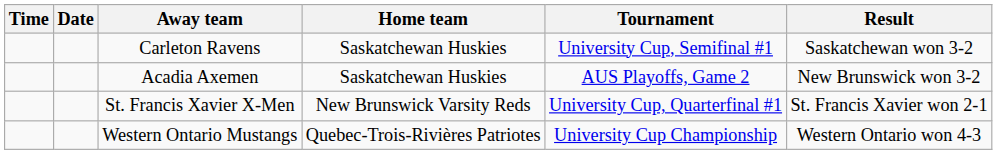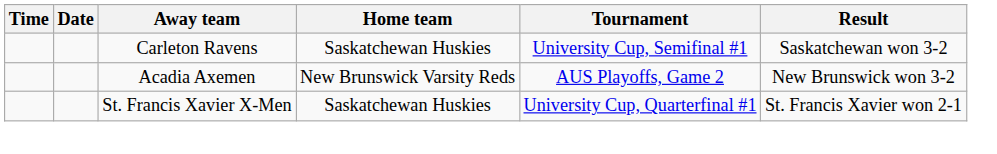(423, 76) Saskatchewan Huskies -> (408, 76) New Brunswick Varsity Reds
(423, 105) New Brunswick Varsity Reds -> (408, 105) Saskatchewan Huskies
- row: (200, 134)
